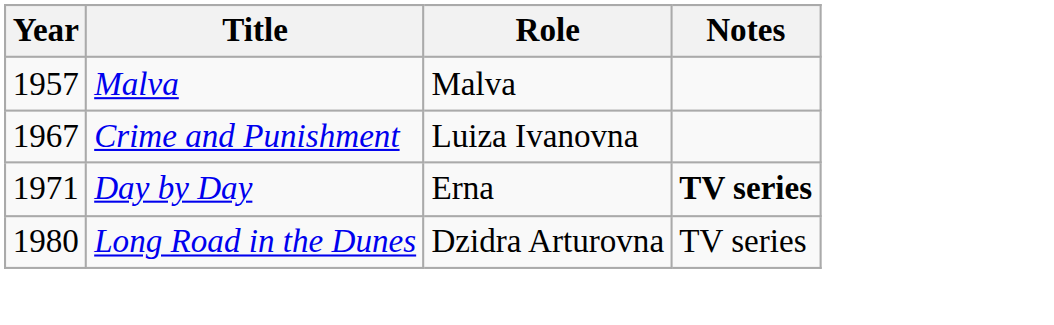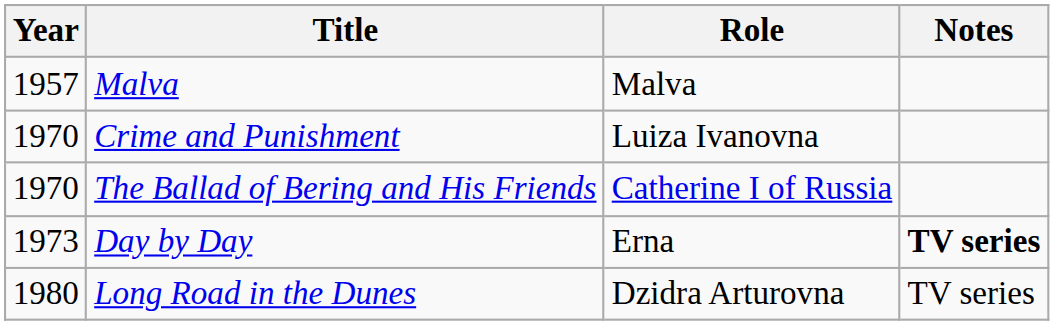(46, 135) 1967 -> (46, 135) 1970
+ row: (345, 188)
(46, 188) 1971 -> (46, 240) 1973
